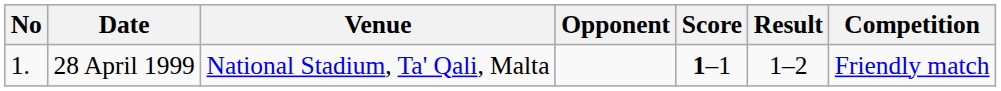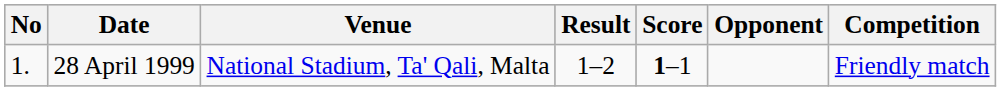columns swapped: (616, 24) <-> (788, 24)
